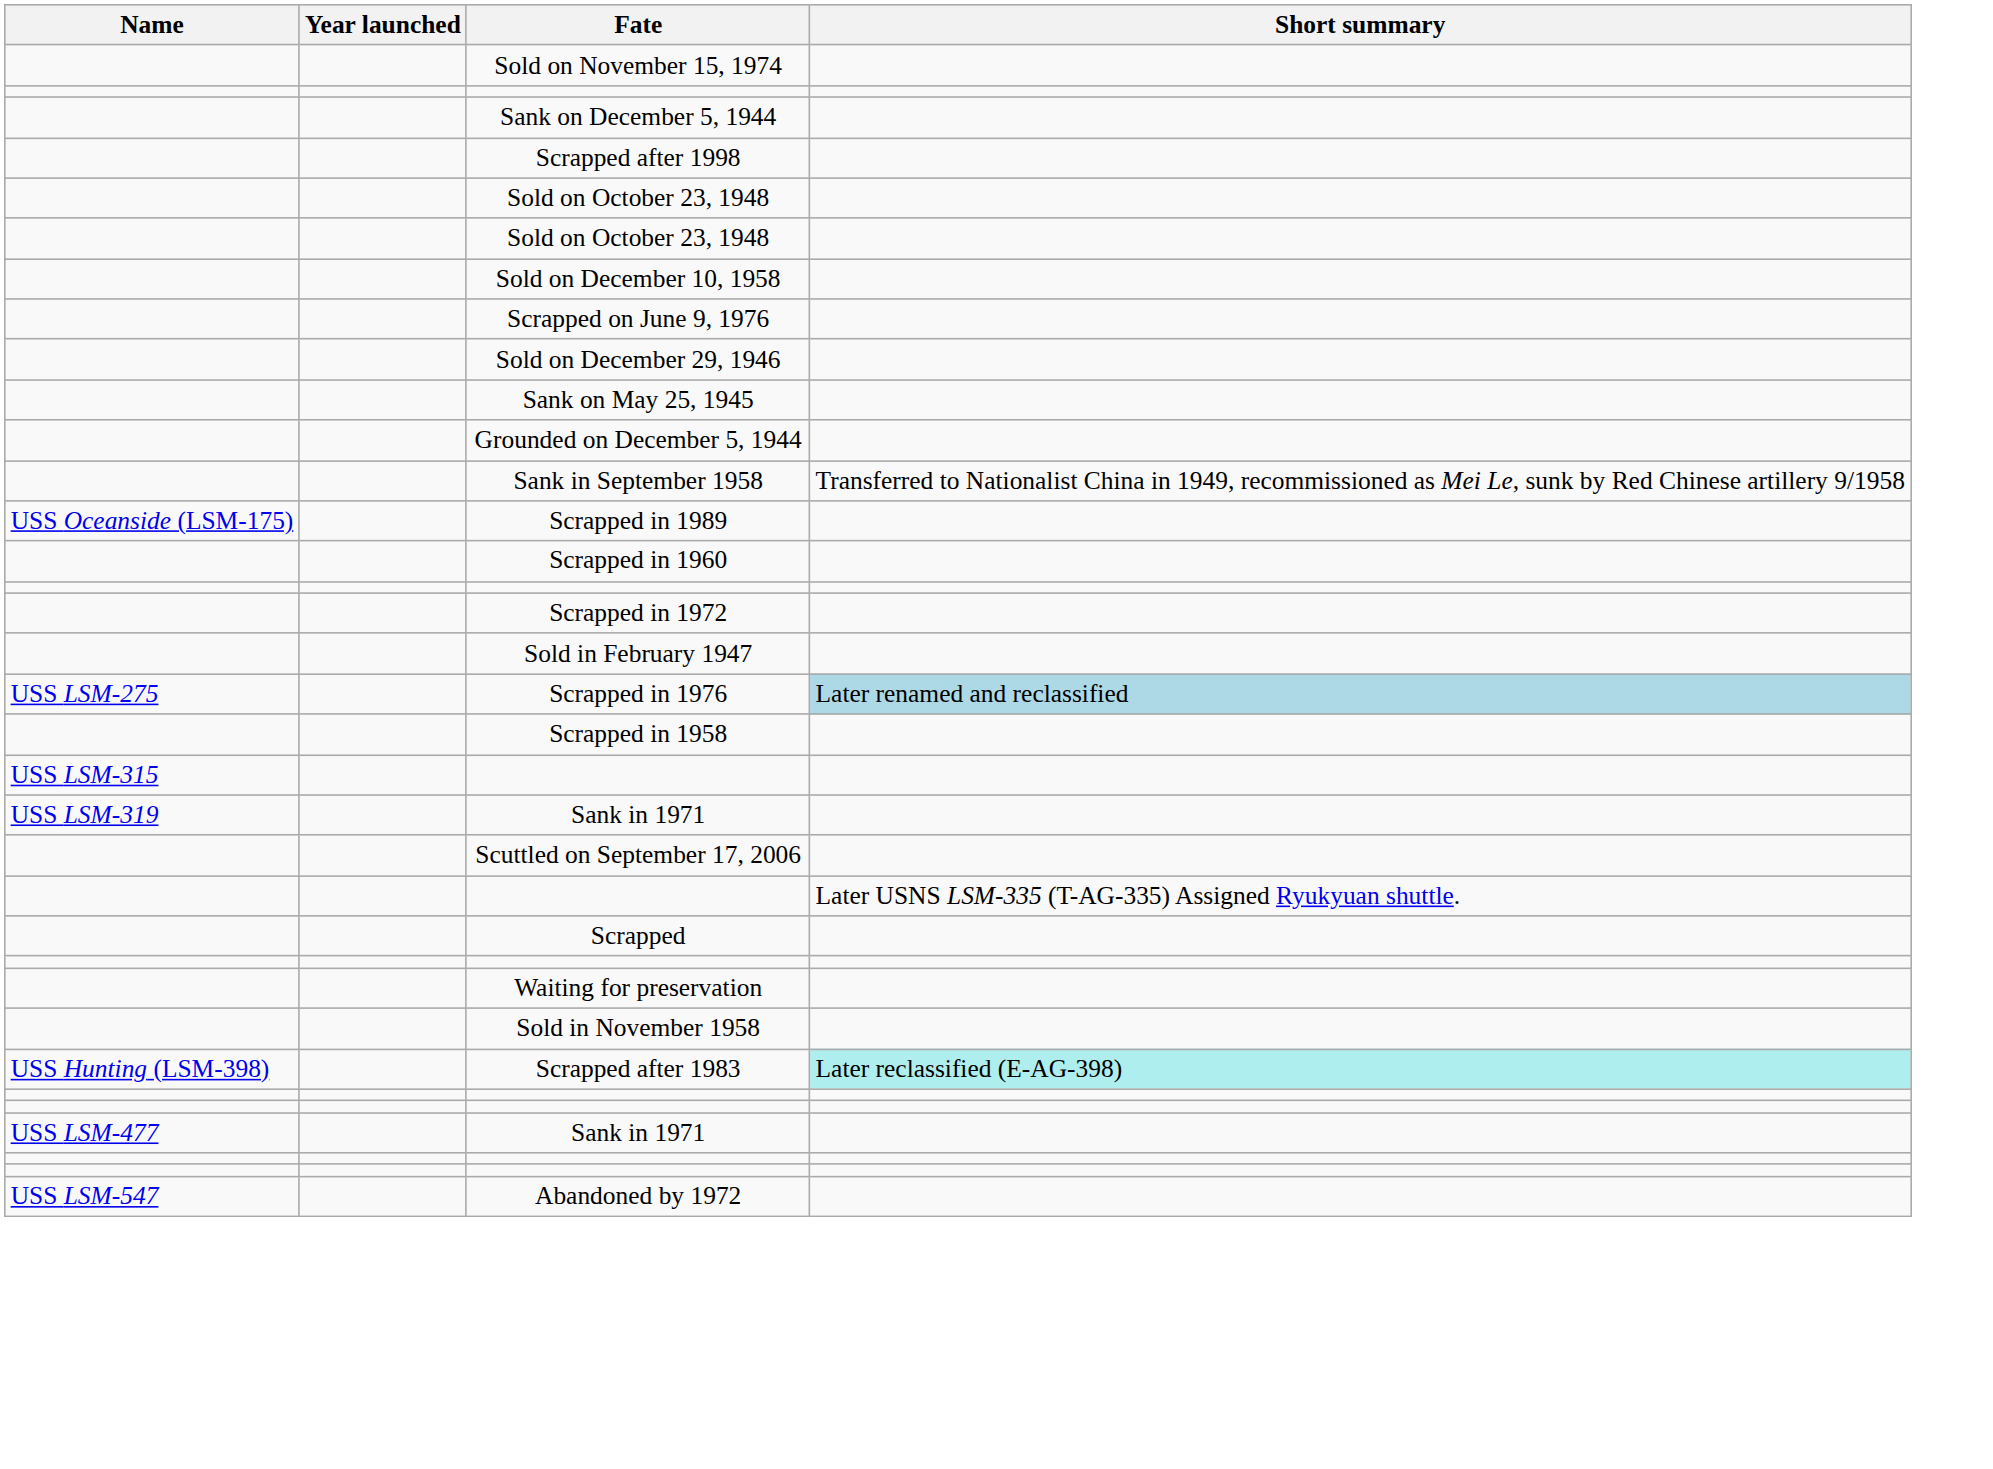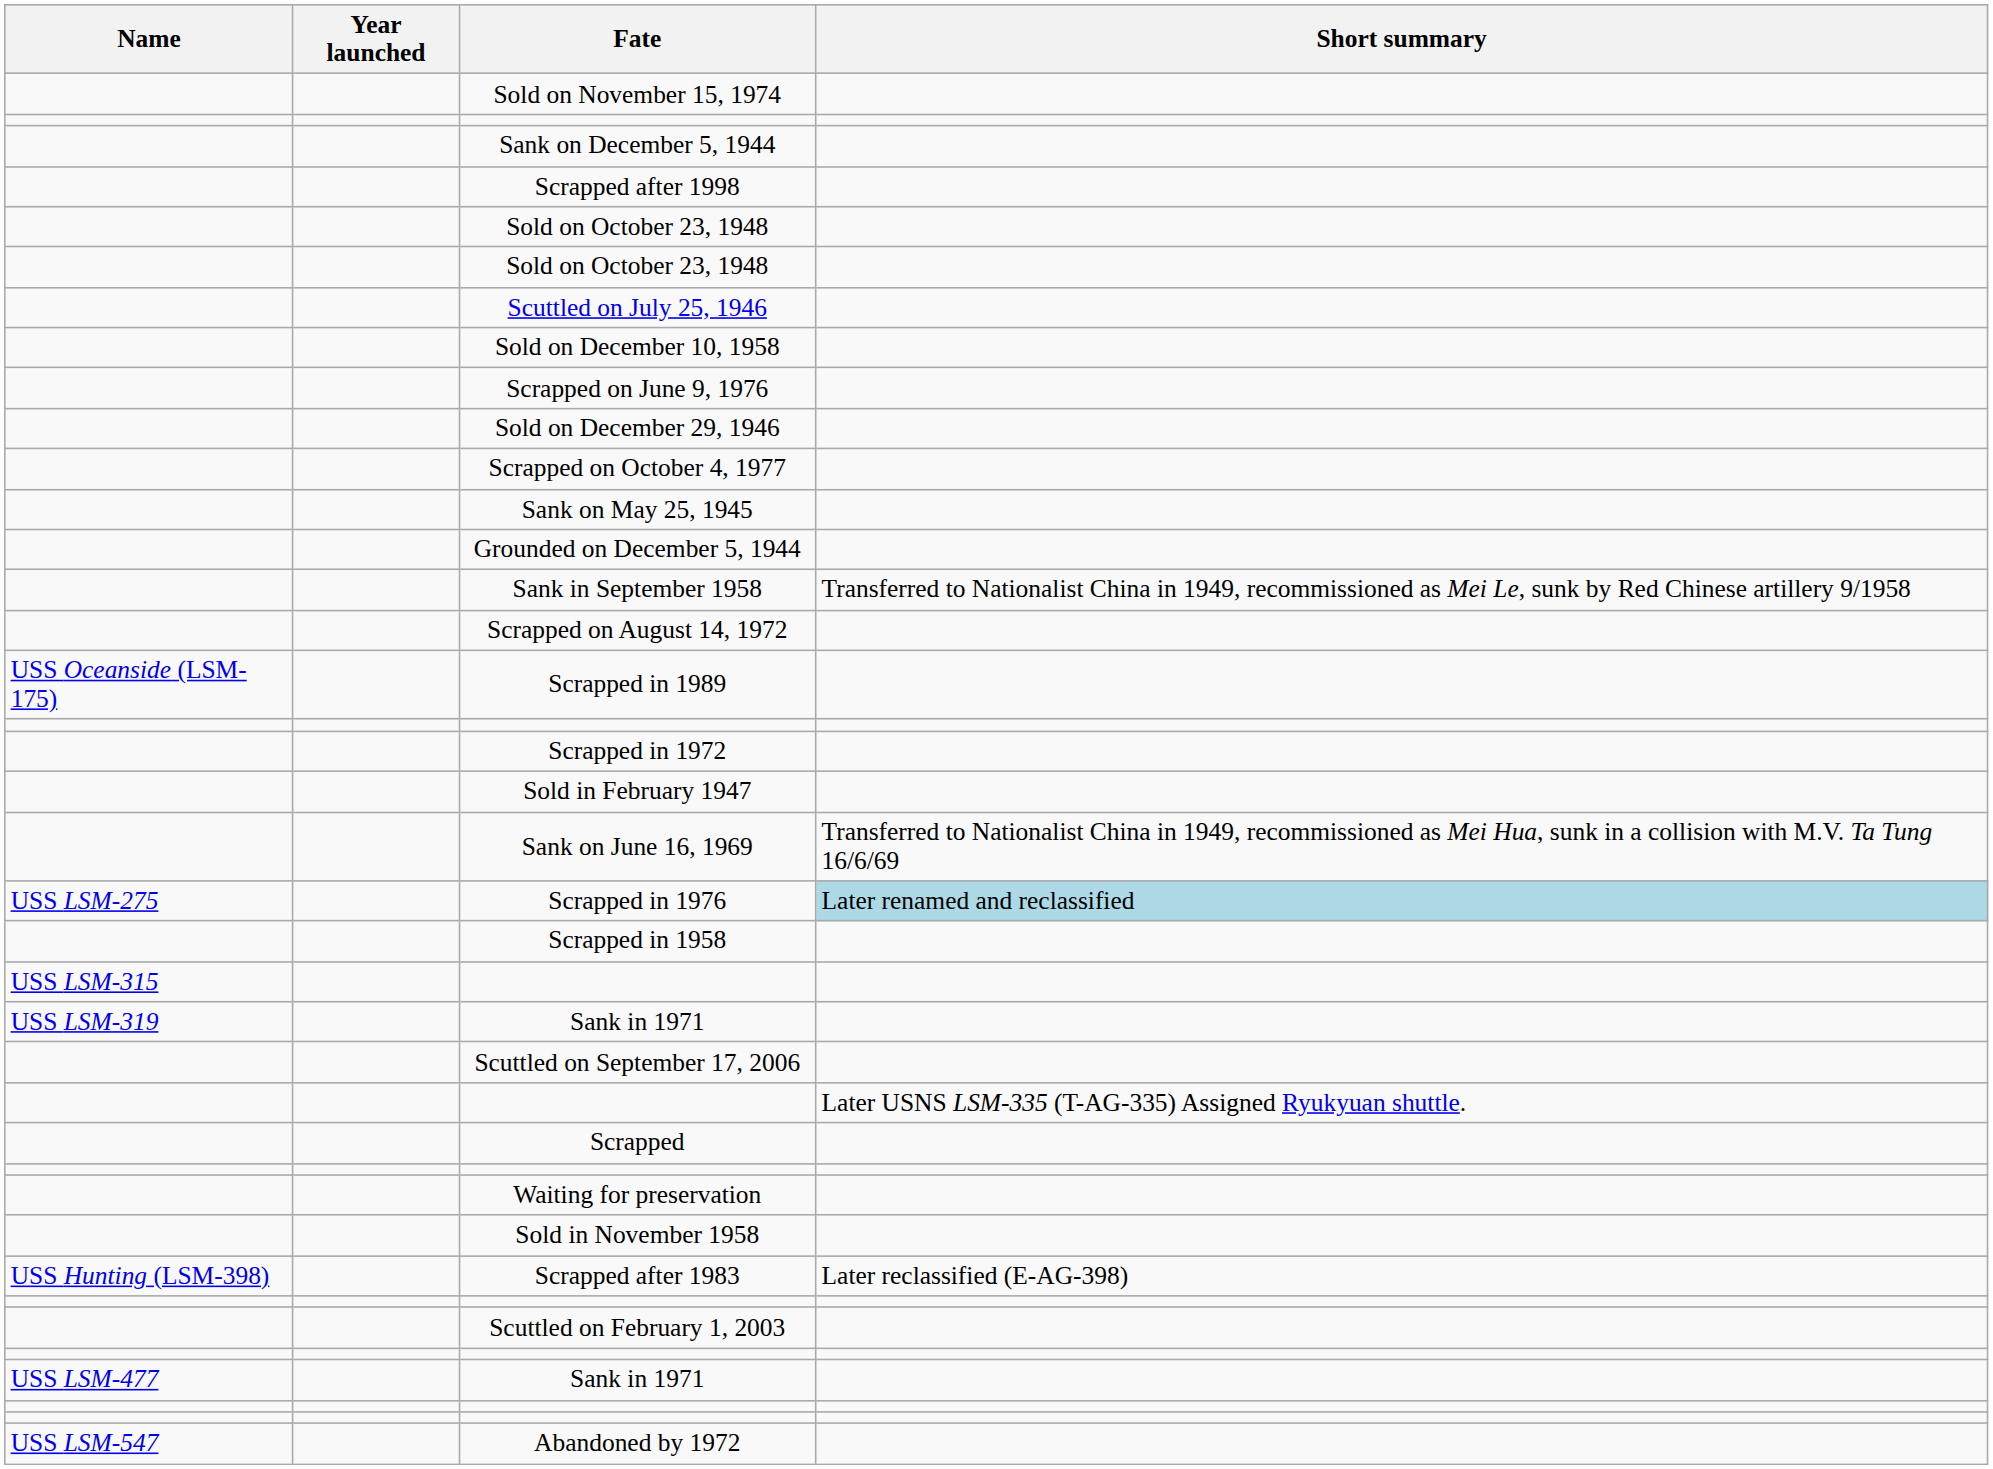+ row: (149, 307)
+ row: (149, 469)
+ row: (149, 630)
- row: (152, 561)
+ row: (149, 846)
(969, 1068) paleturquoise background -> (975, 1275) no background
+ row: (149, 1328)
